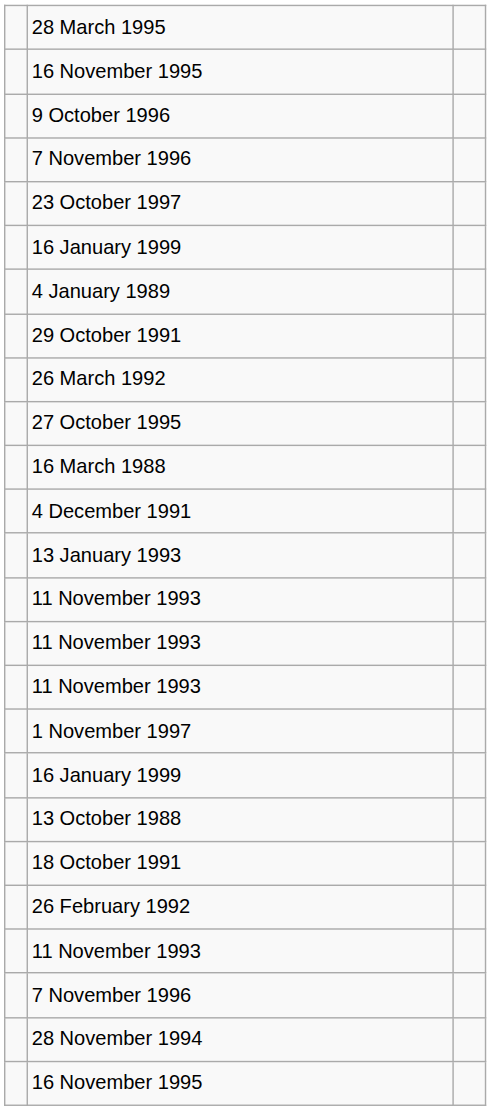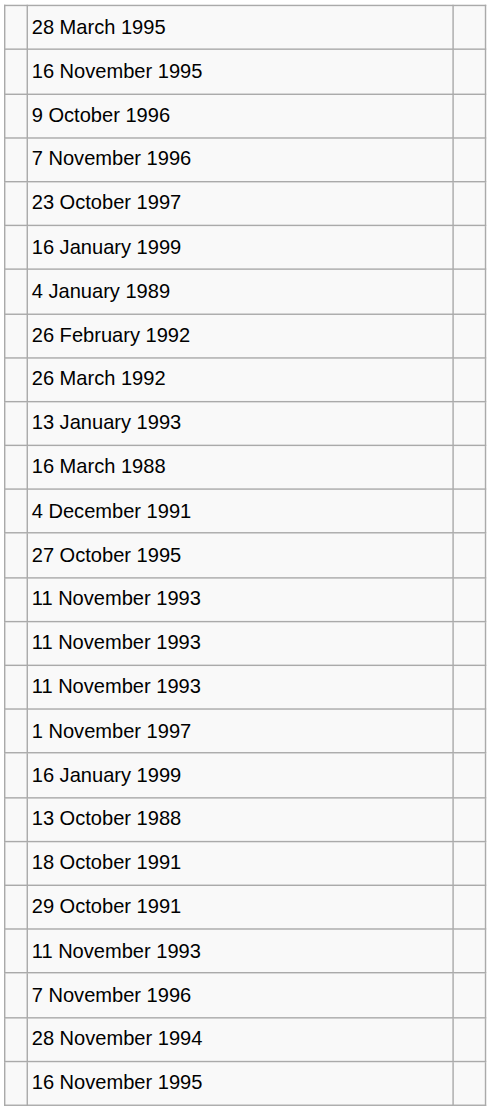rows swapped: (16, 907) <-> (16, 336)
rows swapped: (16, 424) <-> (16, 555)
